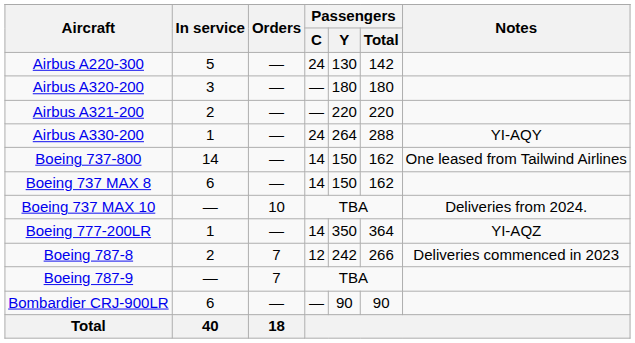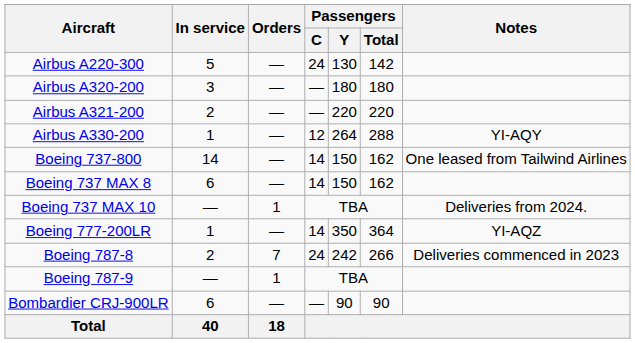(317, 135) 24 -> (317, 135) 12
(277, 207) 10 -> (277, 207) 1
(317, 254) 12 -> (317, 254) 24
(277, 278) 7 -> (277, 278) 1
